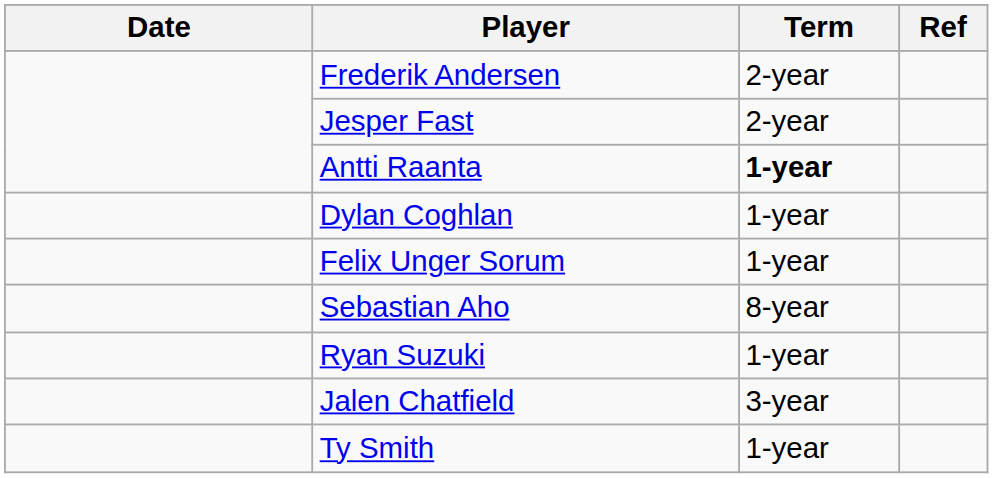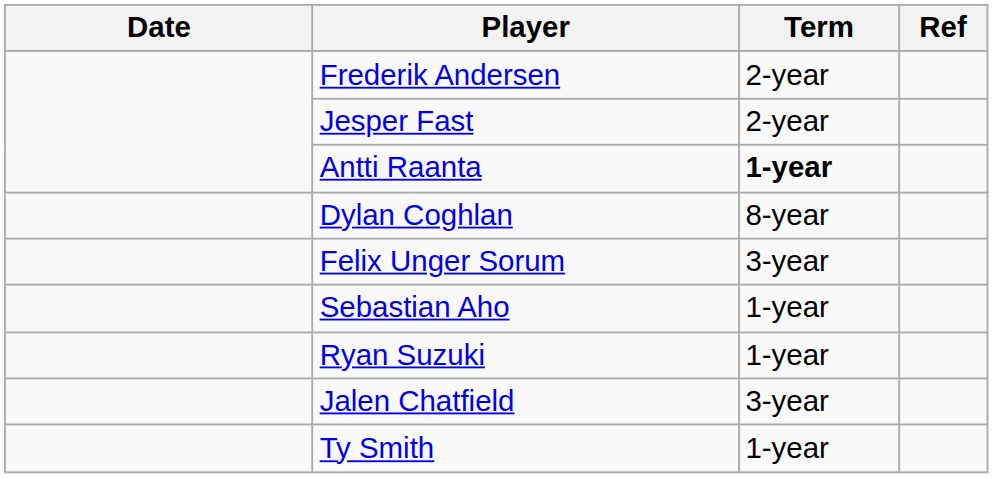(787, 214) 1-year -> (787, 214) 8-year
(787, 261) 1-year -> (787, 261) 3-year
(787, 307) 8-year -> (787, 307) 1-year
